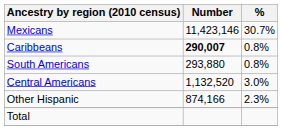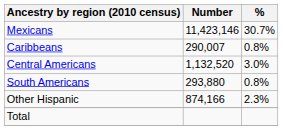(205, 47) bold -> (205, 47) normal
rows swapped: (51, 82) <-> (48, 64)
